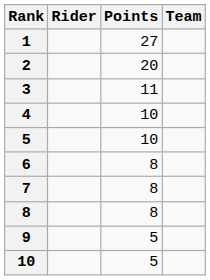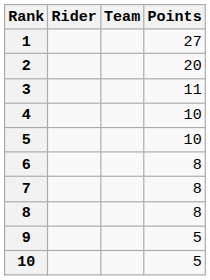columns swapped: (184, 17) <-> (131, 17)
